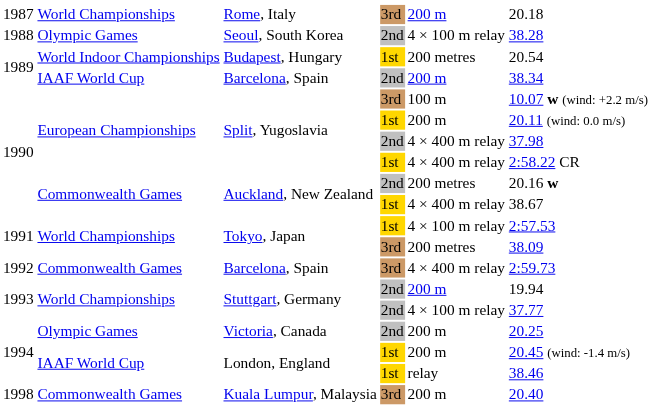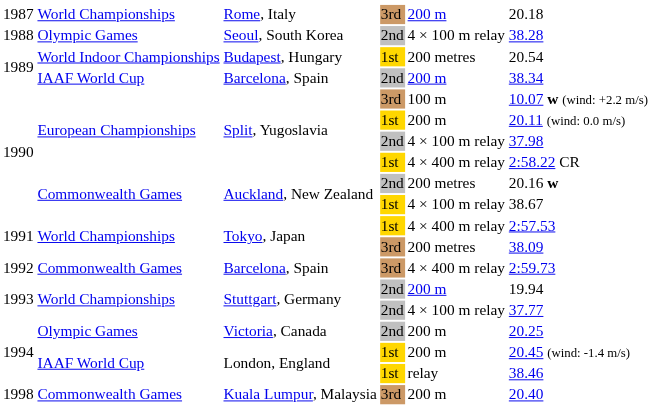(456, 141) 4 × 400 m relay -> (456, 141) 4 × 100 m relay
(456, 204) 4 × 400 m relay -> (456, 204) 4 × 100 m relay
(456, 225) 4 × 100 m relay -> (456, 225) 4 × 400 m relay
